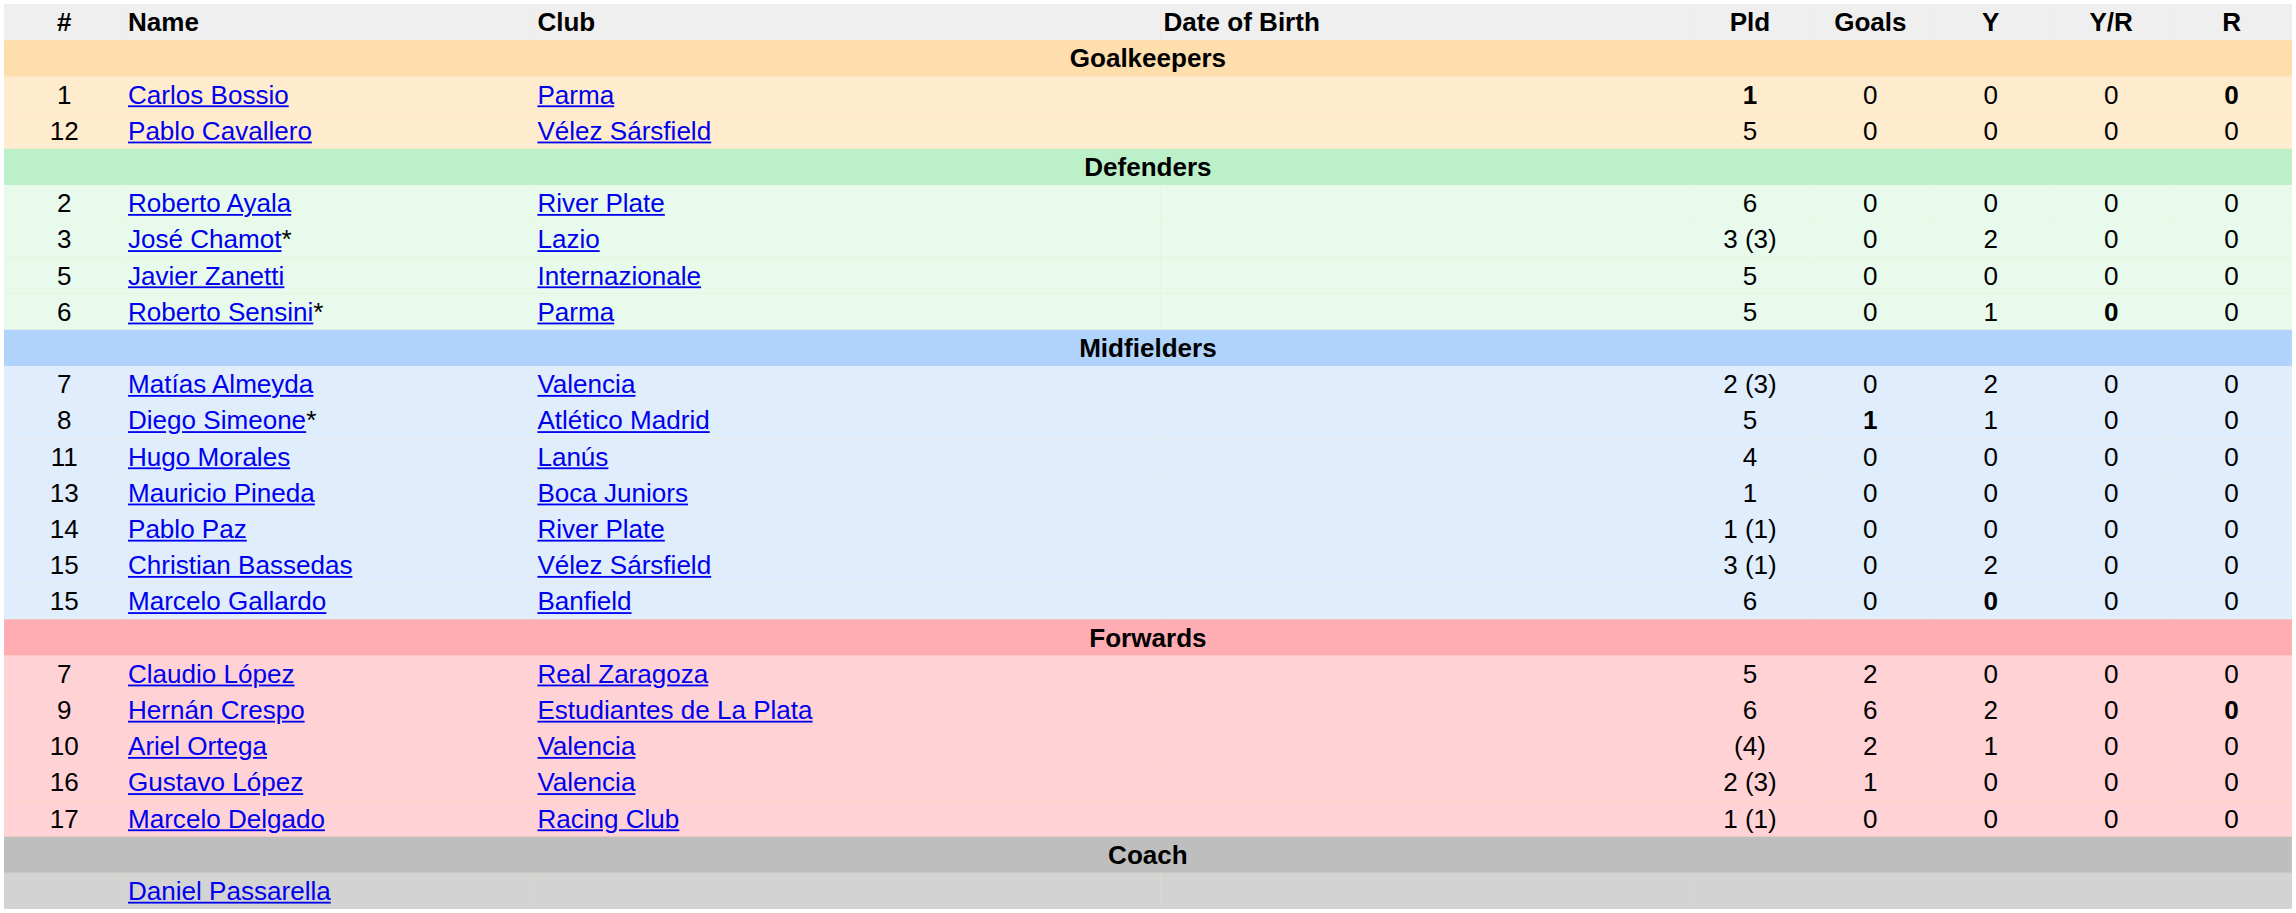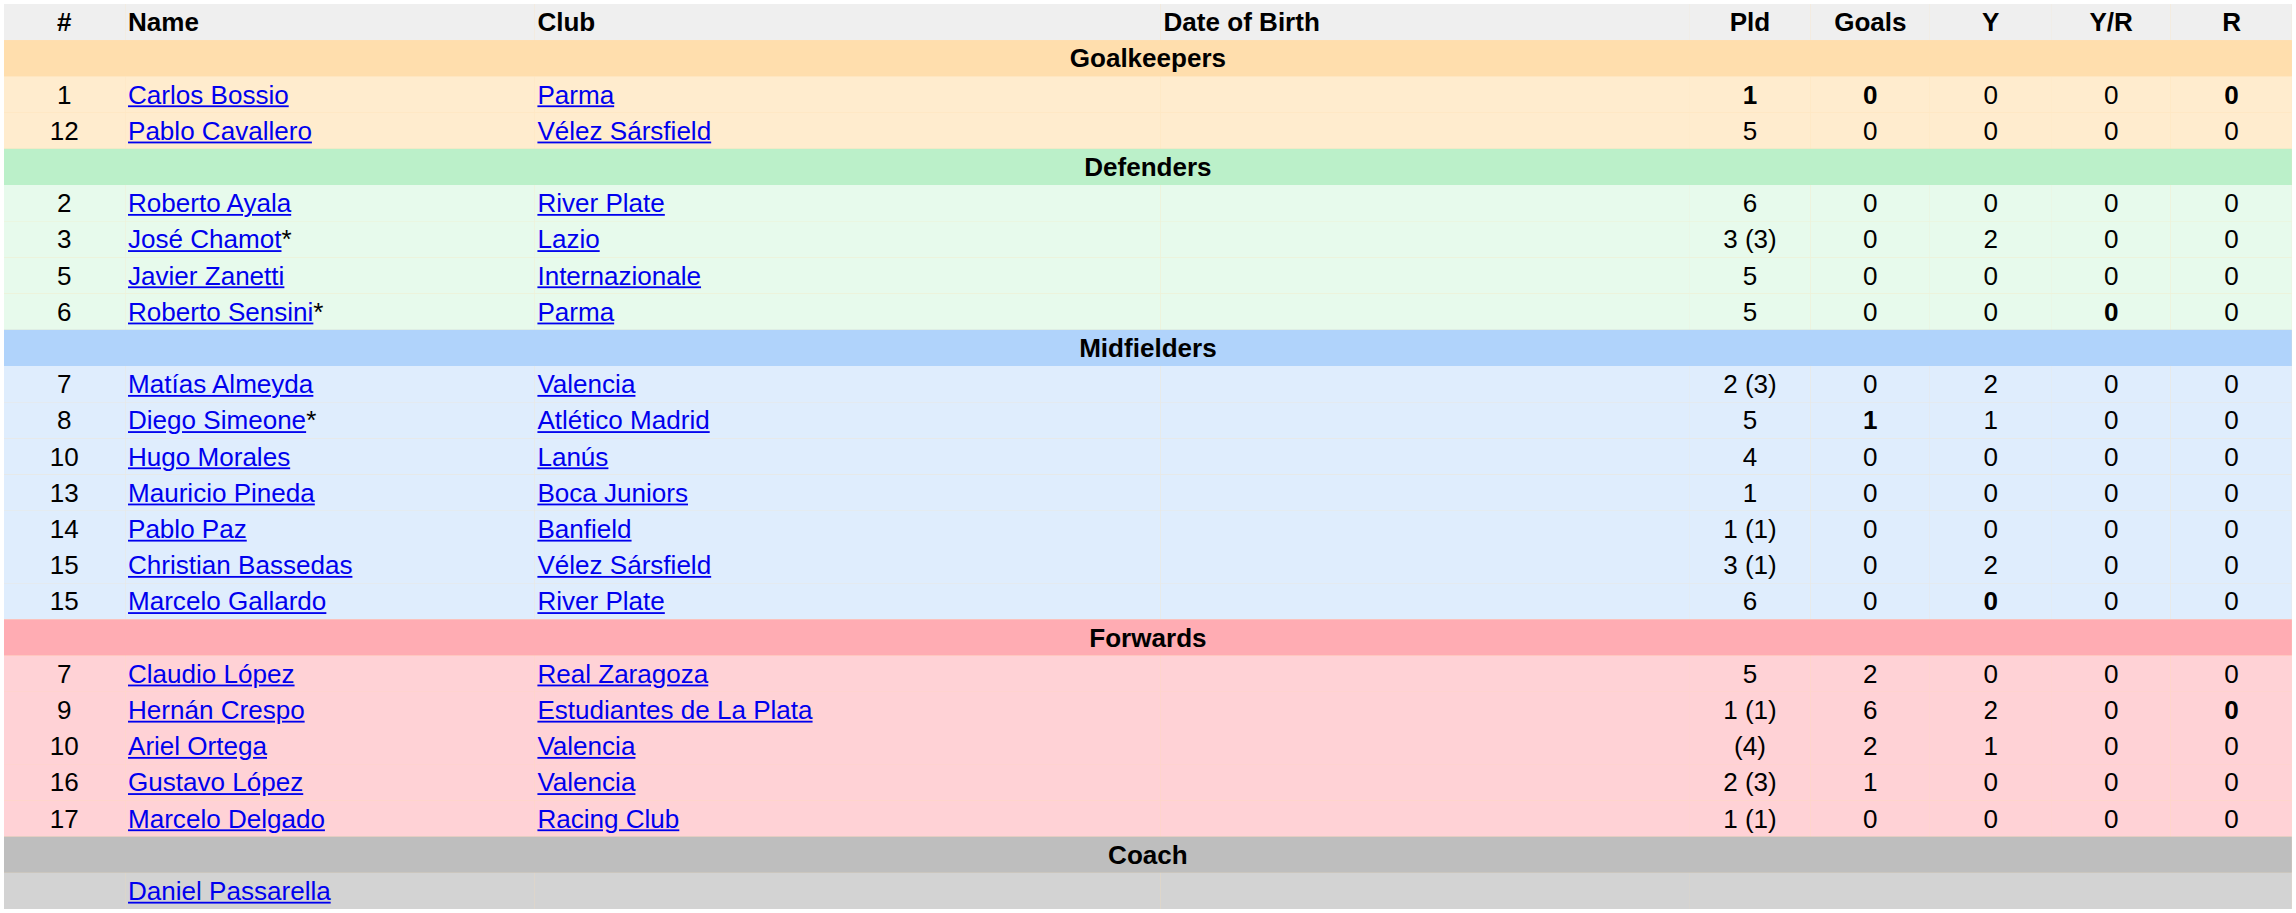(1870, 94) normal -> (1870, 94) bold
(1991, 312) 1 -> (1991, 312) 0
(64, 456) 11 -> (64, 456) 10
(601, 529) River Plate -> (584, 529) Banfield
(584, 601) Banfield -> (601, 601) River Plate
(1750, 710) 6 -> (1750, 710) 1 (1)
